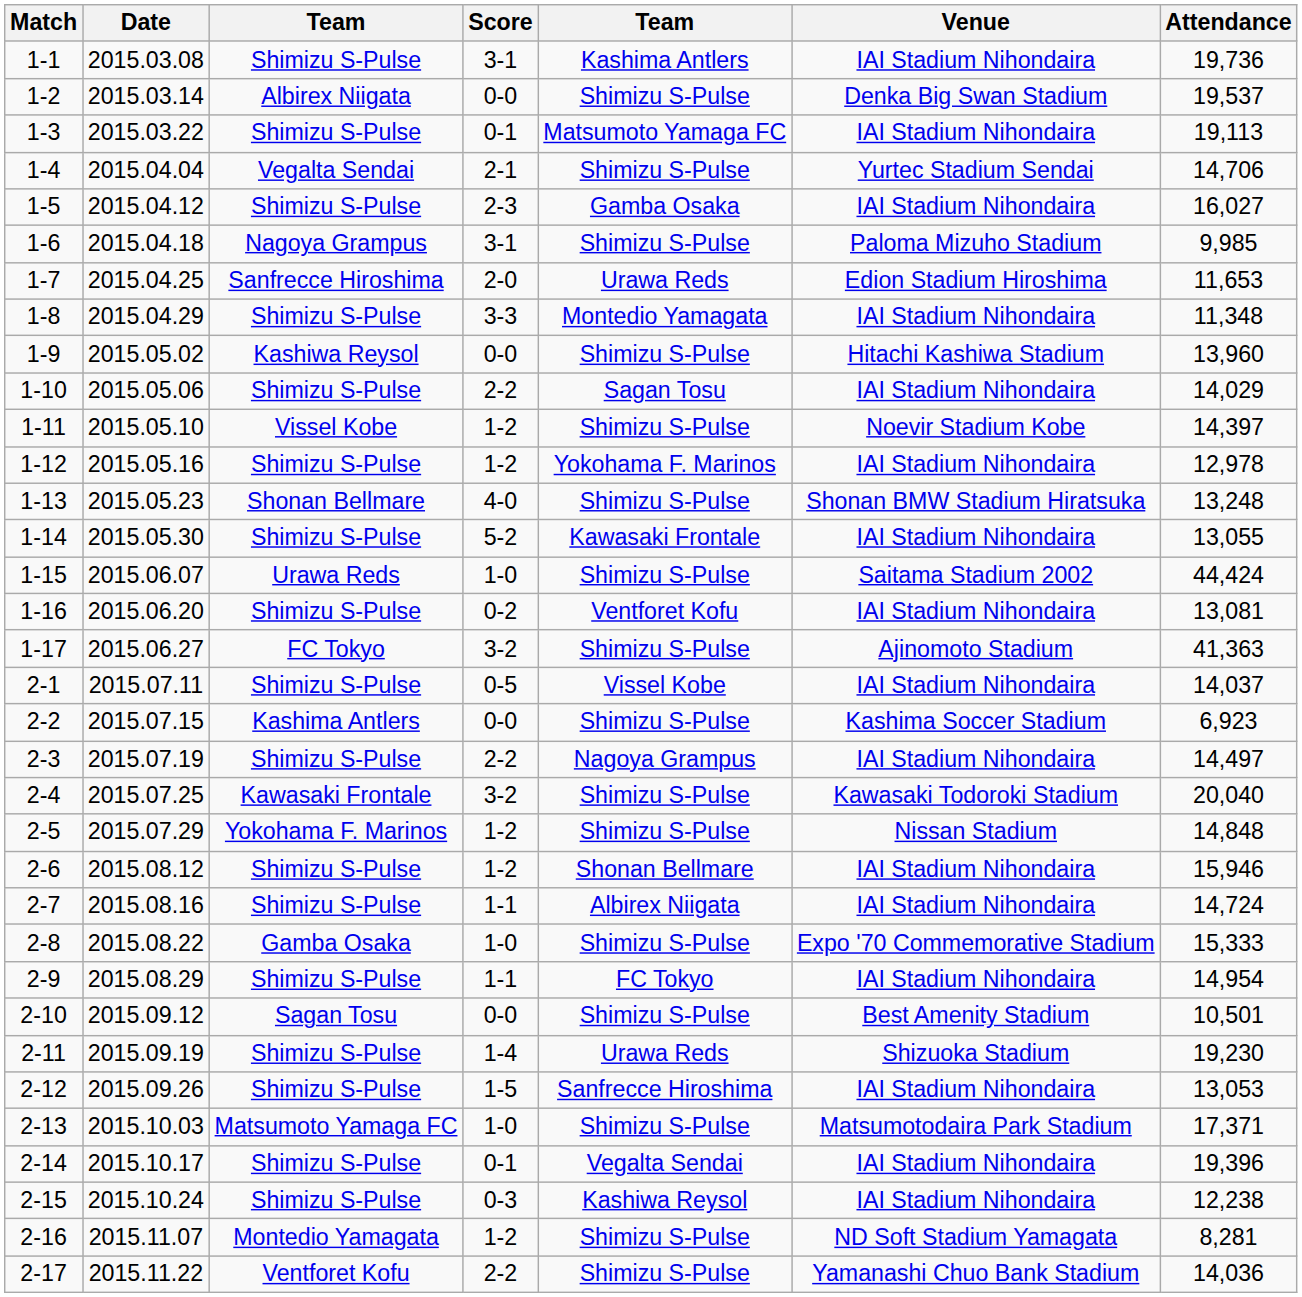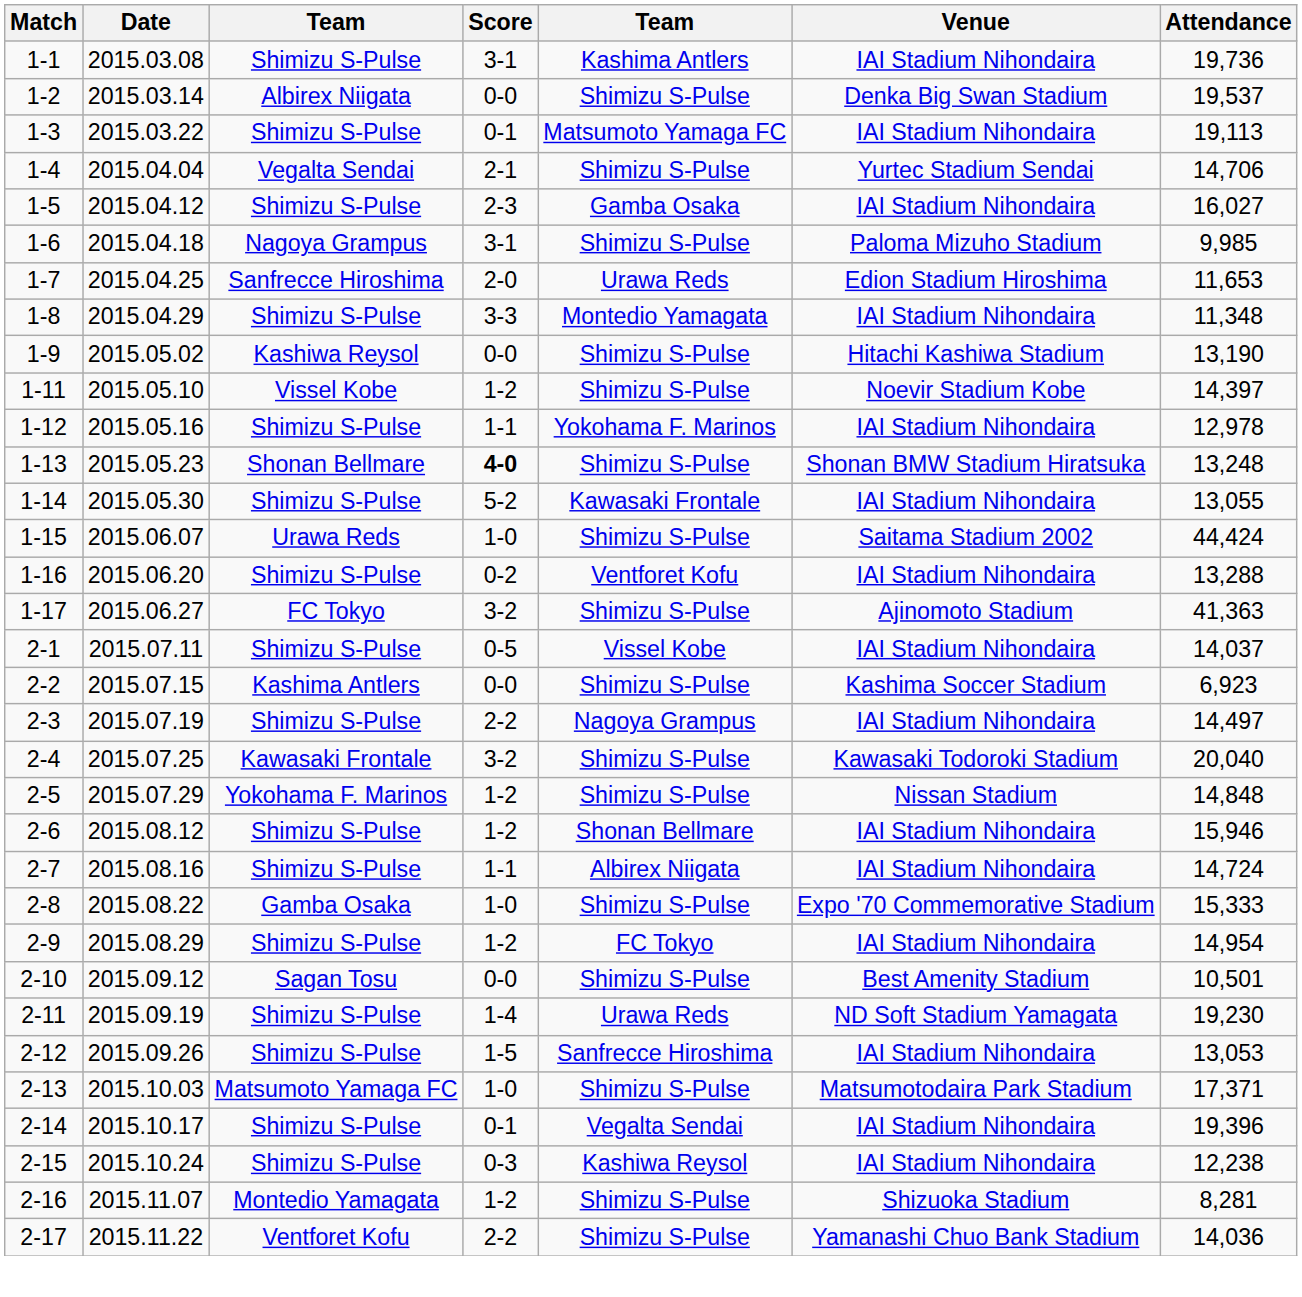(1228, 354) 13,960 -> (1228, 354) 13,190
- row: (44, 390)
(500, 464) 1-2 -> (500, 427) 1-1
(500, 501) normal -> (500, 464) bold
(1228, 611) 13,081 -> (1228, 574) 13,288
(500, 979) 1-1 -> (500, 942) 1-2
(976, 1053) Shizuoka Stadium -> (976, 1016) ND Soft Stadium Yamagata
(976, 1237) ND Soft Stadium Yamagata -> (976, 1200) Shizuoka Stadium
